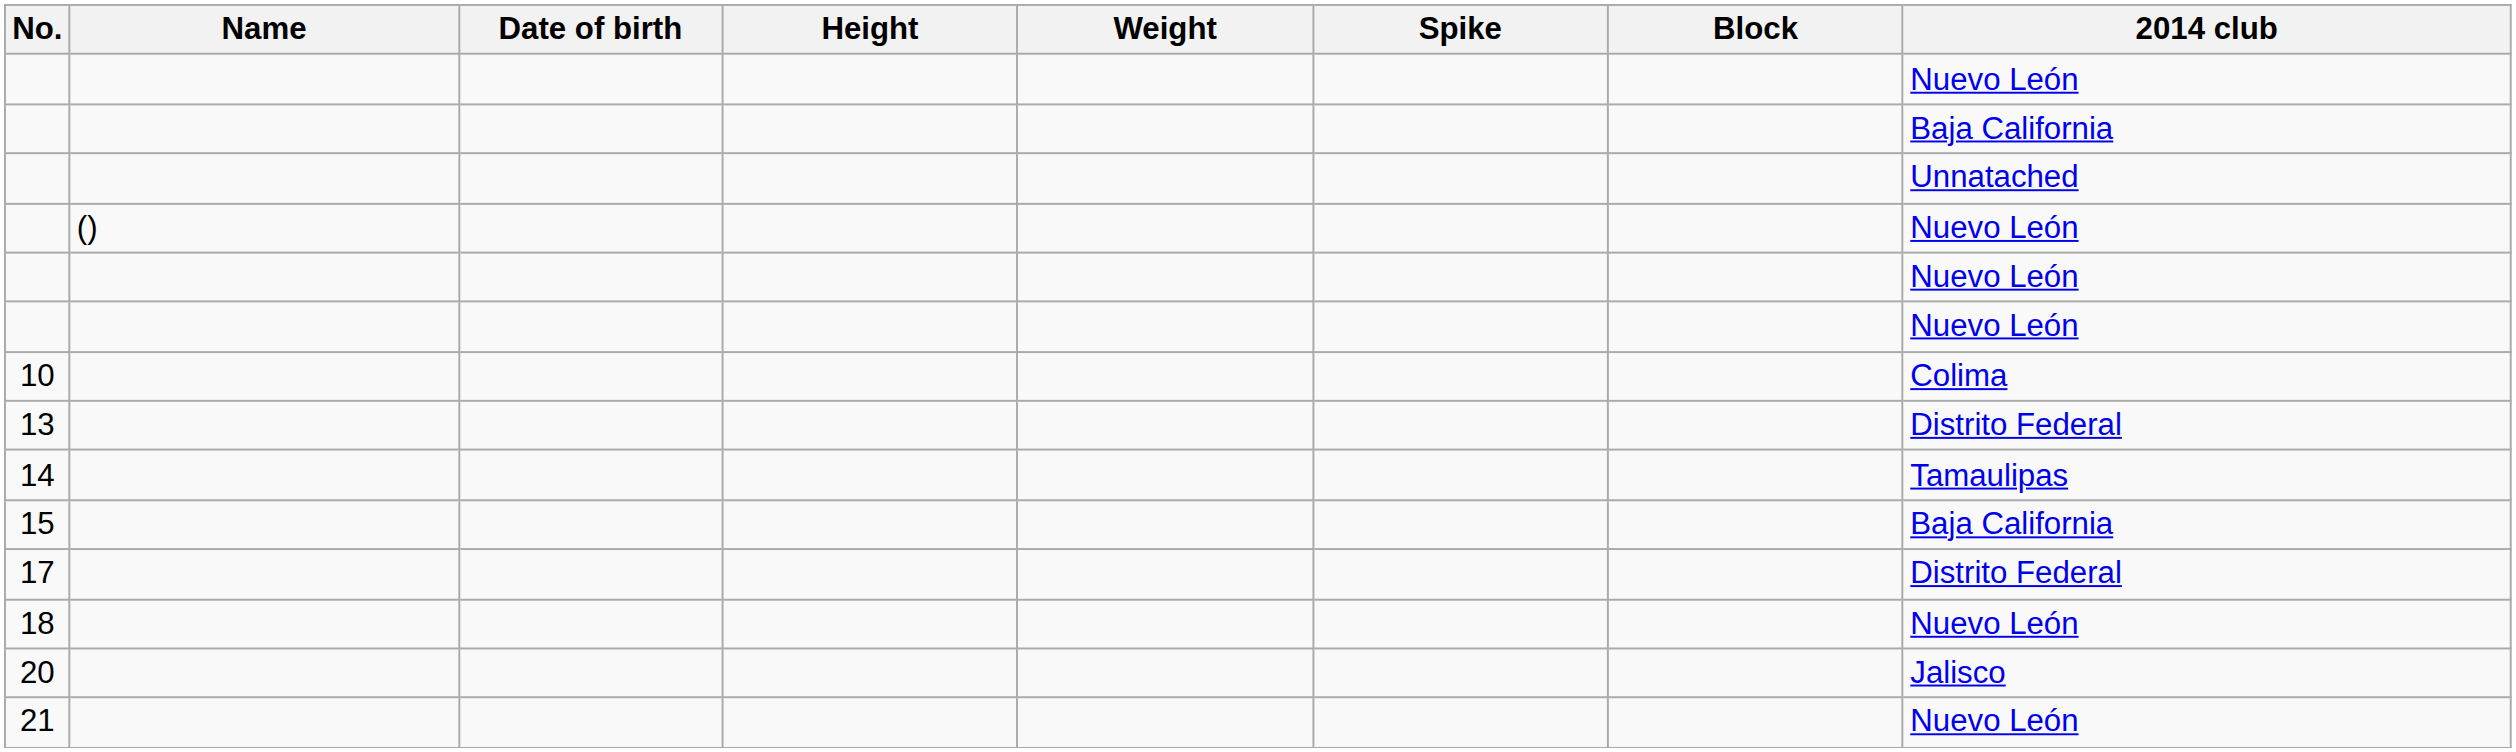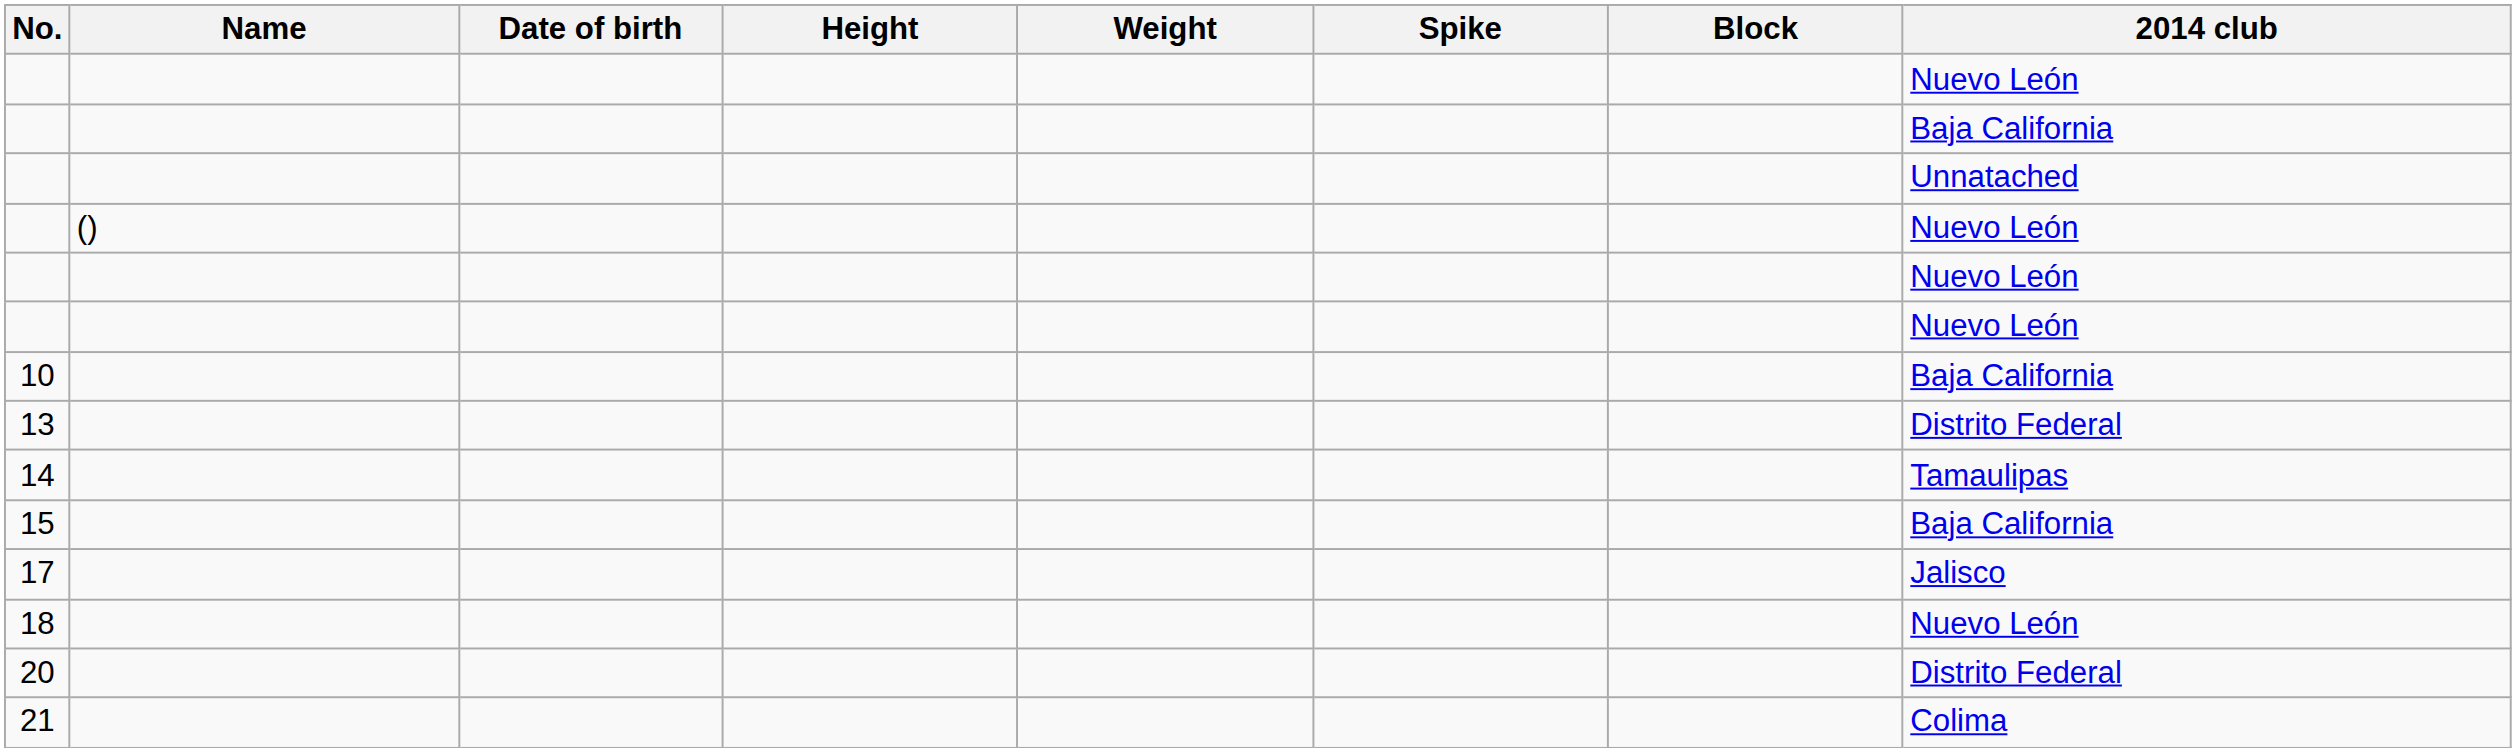(1959, 375) Colima -> (2012, 375) Baja California
(2016, 573) Distrito Federal -> (1958, 573) Jalisco
(1958, 672) Jalisco -> (2016, 672) Distrito Federal
(1994, 721) Nuevo León -> (1959, 721) Colima
